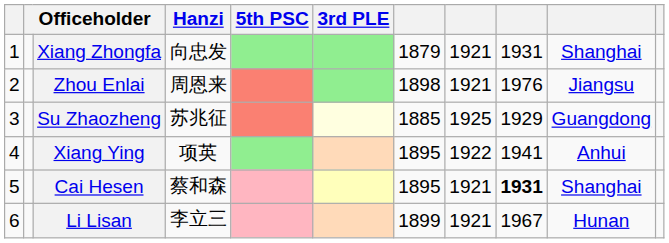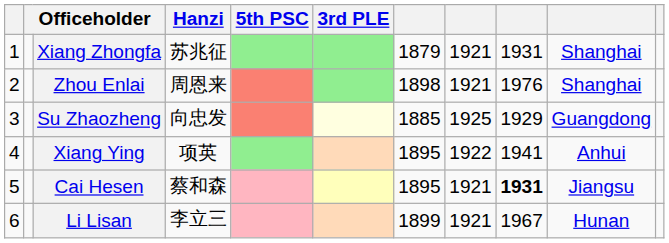(198, 50) 向忠发 -> (198, 50) 苏兆征
(601, 85) Jiangsu -> (601, 85) Shanghai
(198, 118) 苏兆征 -> (198, 118) 向忠发
(601, 186) Shanghai -> (601, 186) Jiangsu
